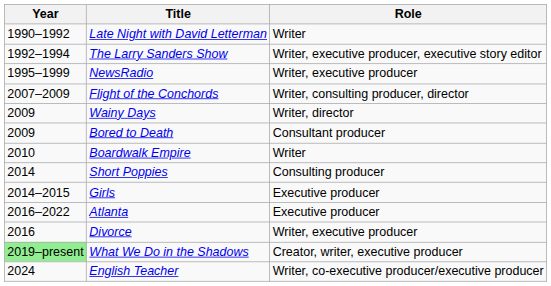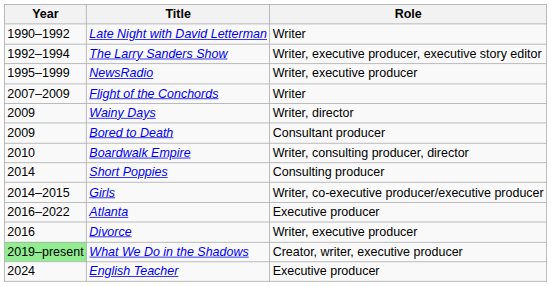(371, 93) Writer, consulting producer, director -> (289, 93) Writer
(289, 152) Writer -> (371, 152) Writer, consulting producer, director
(326, 192) Executive producer -> (408, 192) Writer, co-executive producer/executive producer
(408, 271) Writer, co-executive producer/executive producer -> (326, 271) Executive producer
